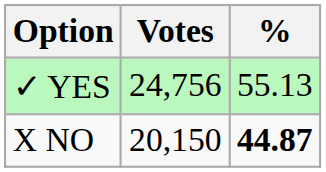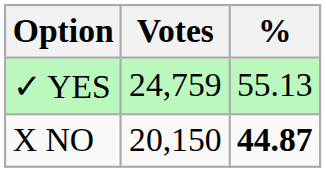(175, 85) 24,756 -> (175, 85) 24,759
